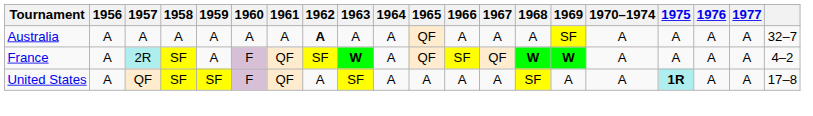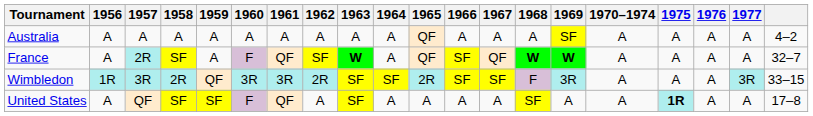(320, 36) bold -> (320, 36) normal
(782, 36) 32–7 -> (786, 36) 4–2
(782, 57) 4–2 -> (786, 57) 32–7
+ row: (40, 78)
